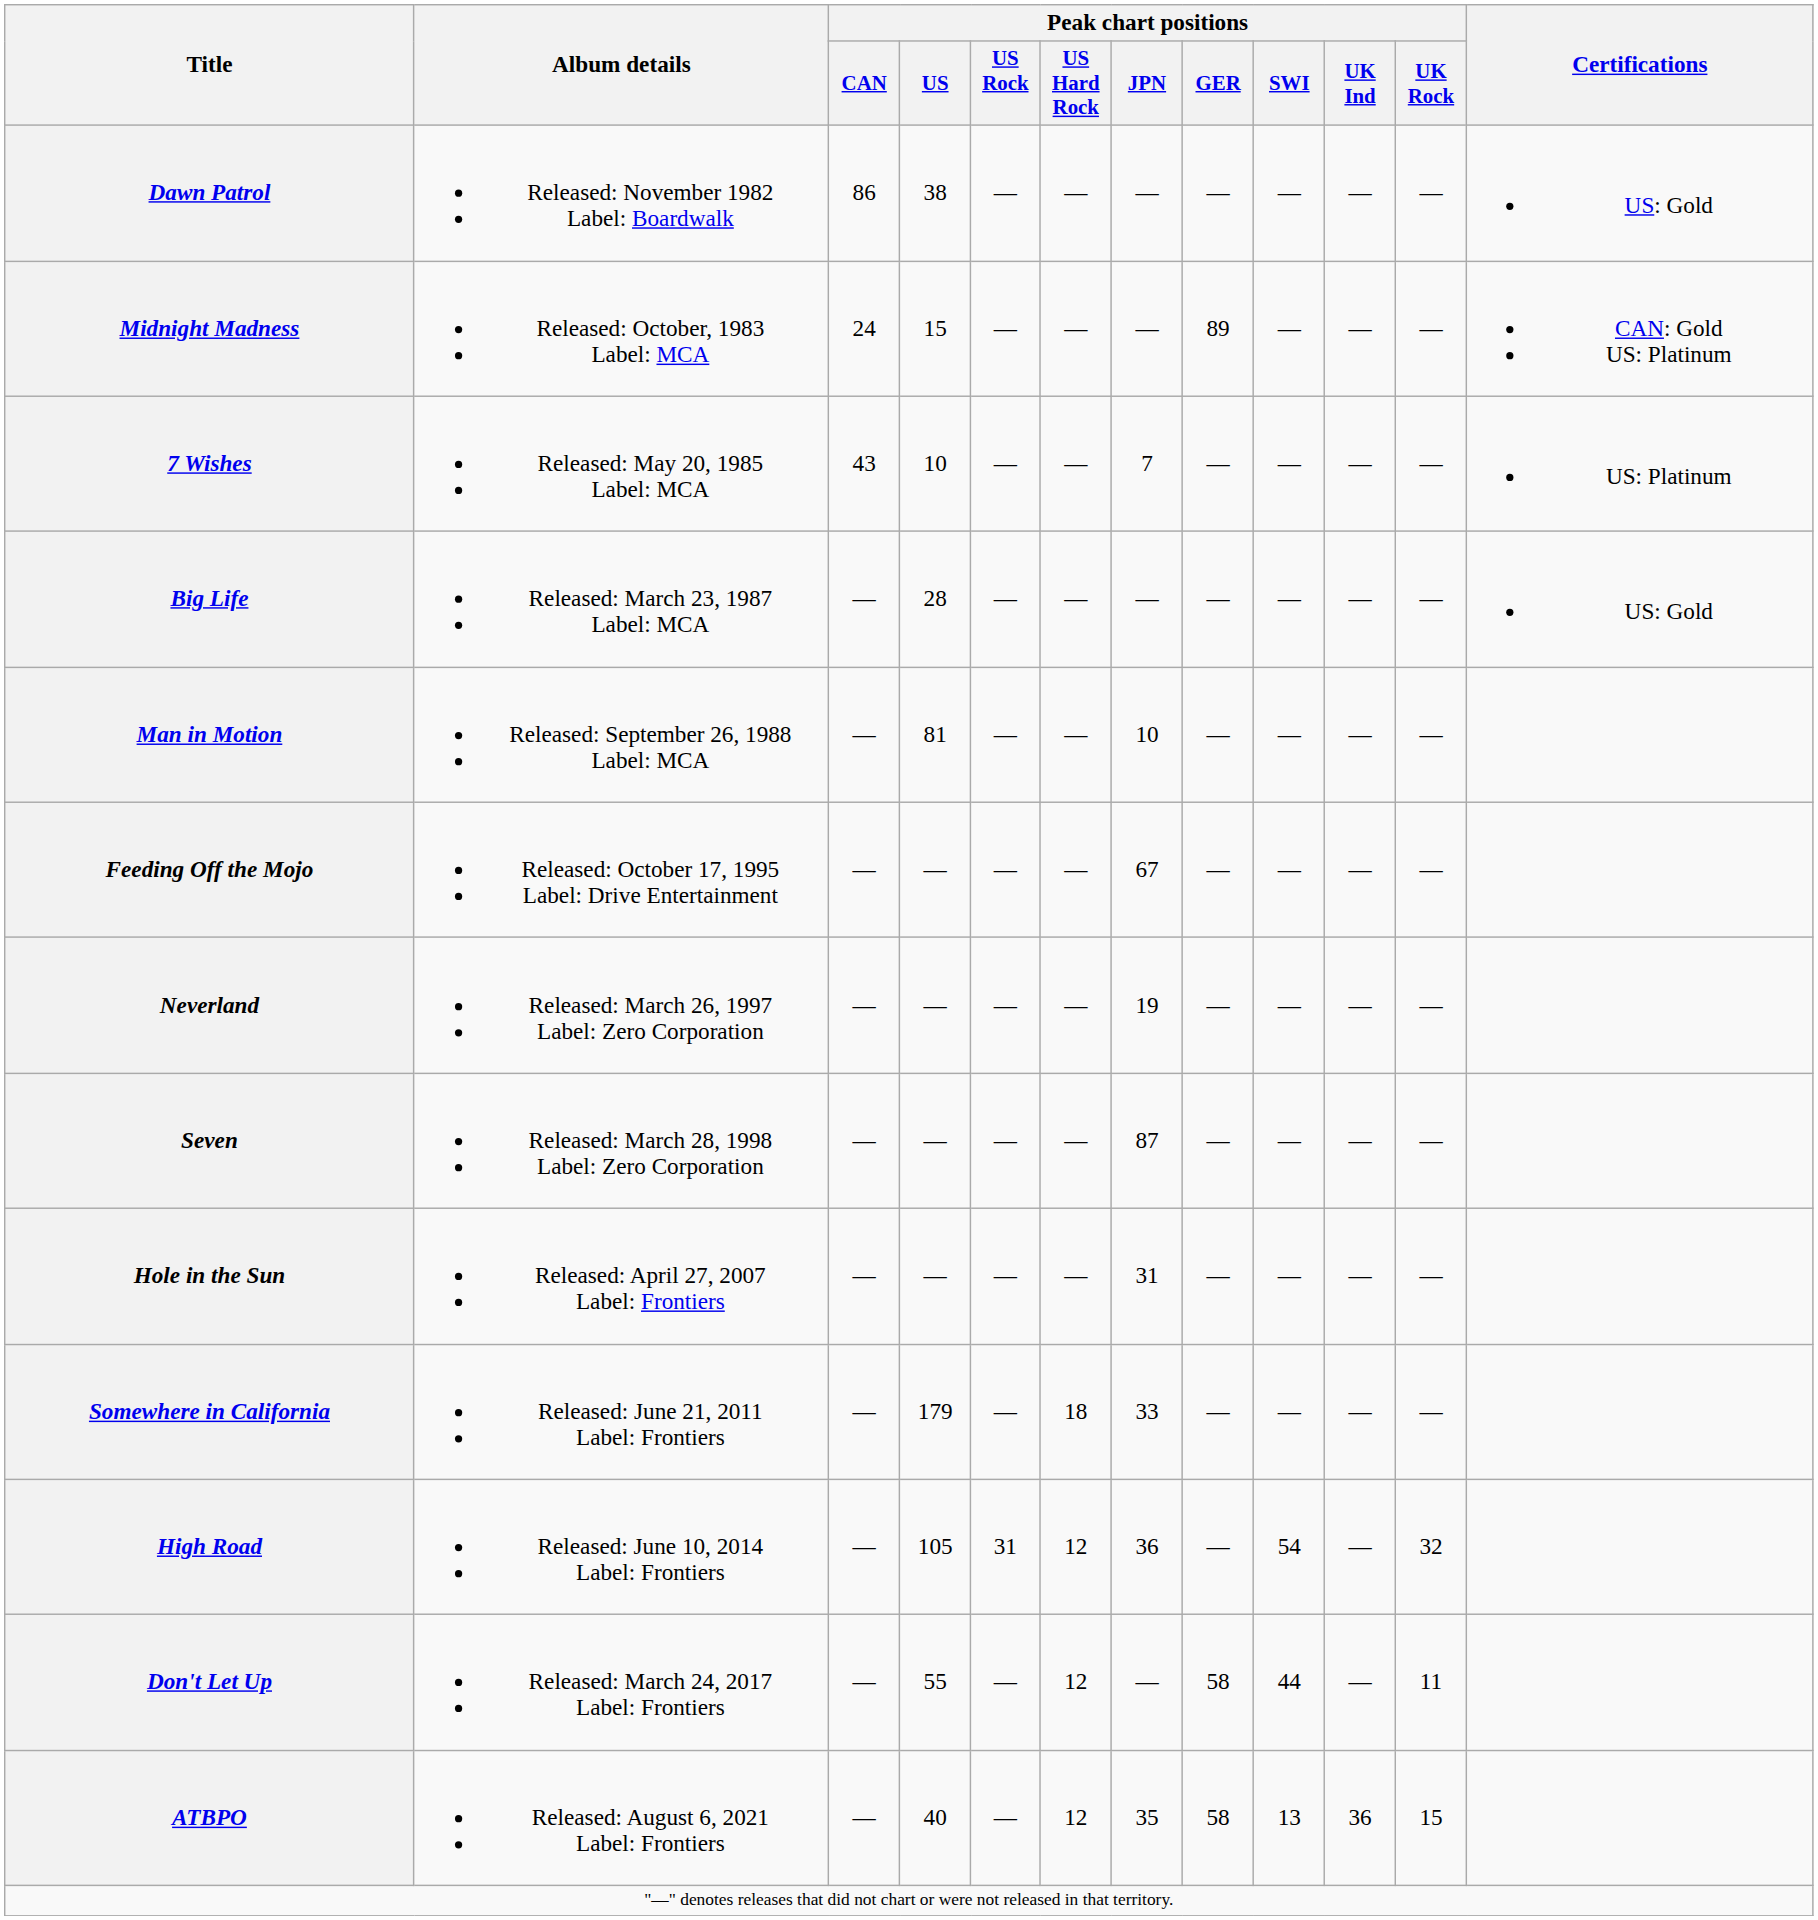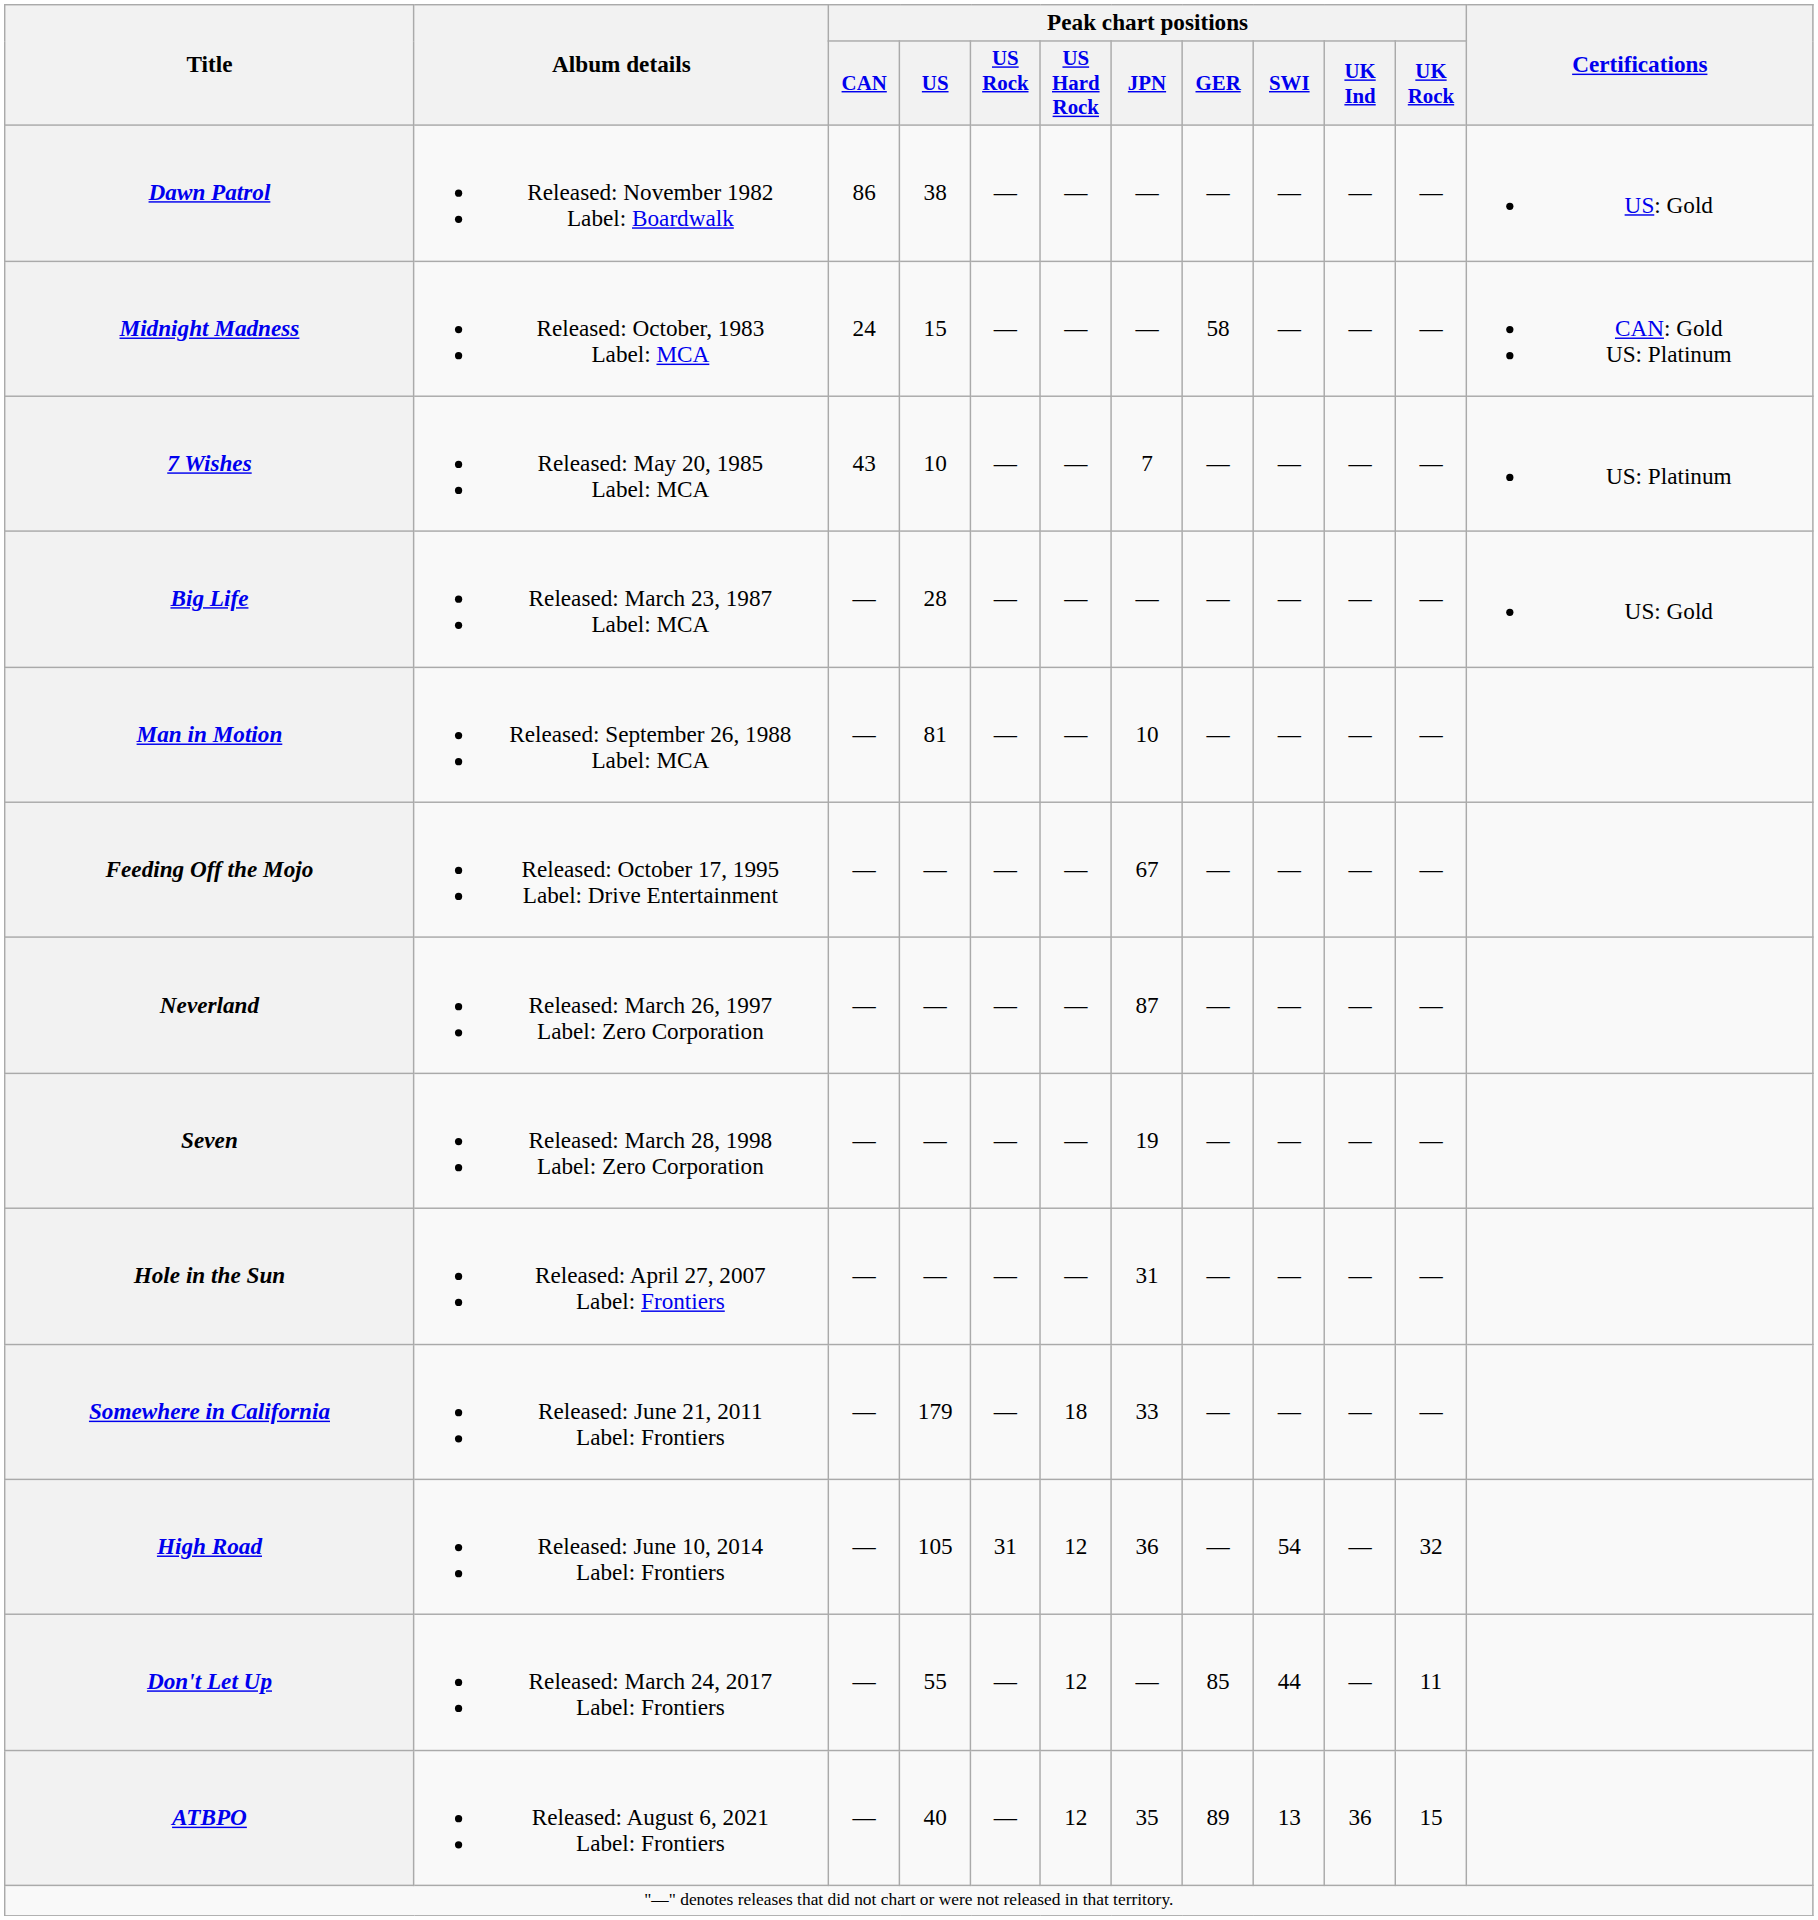(1218, 328) 89 -> (1218, 328) 58
(1147, 1005) 19 -> (1147, 1005) 87
(1147, 1140) 87 -> (1147, 1140) 19
(1218, 1682) 58 -> (1218, 1682) 85
(1218, 1817) 58 -> (1218, 1817) 89
